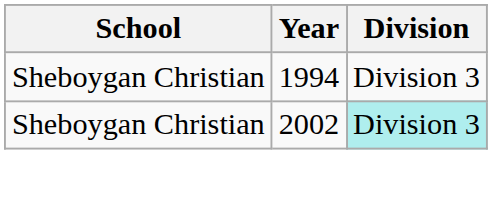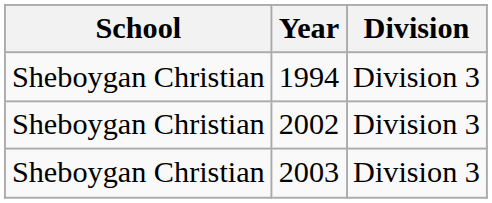(417, 124) paleturquoise background -> (417, 124) no background
+ row: (309, 172)
